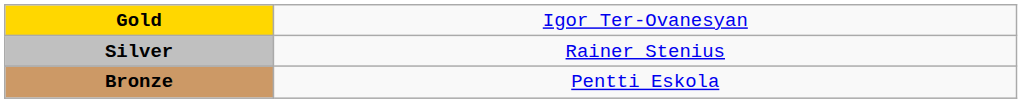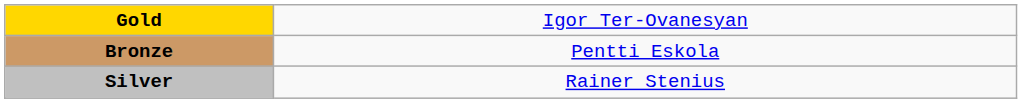rows swapped: (139, 51) <-> (139, 82)
